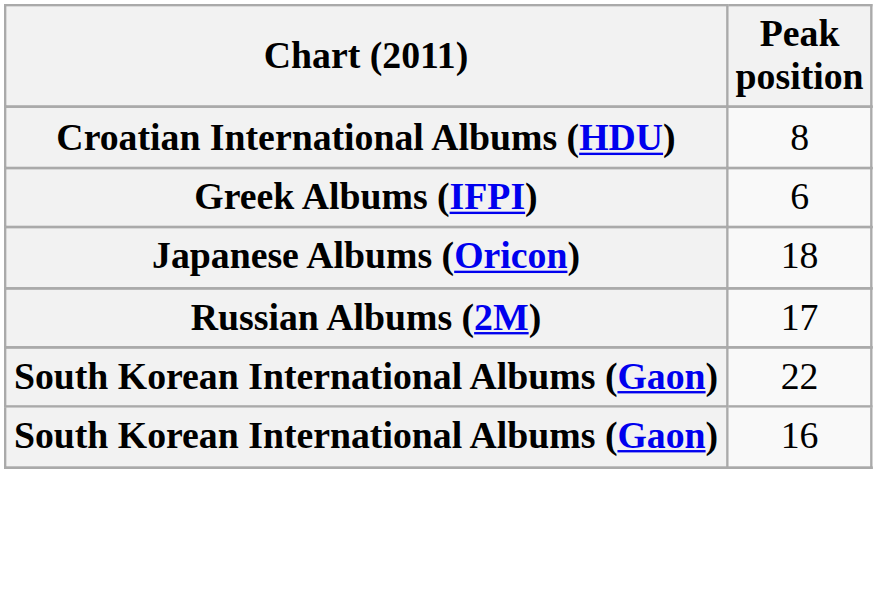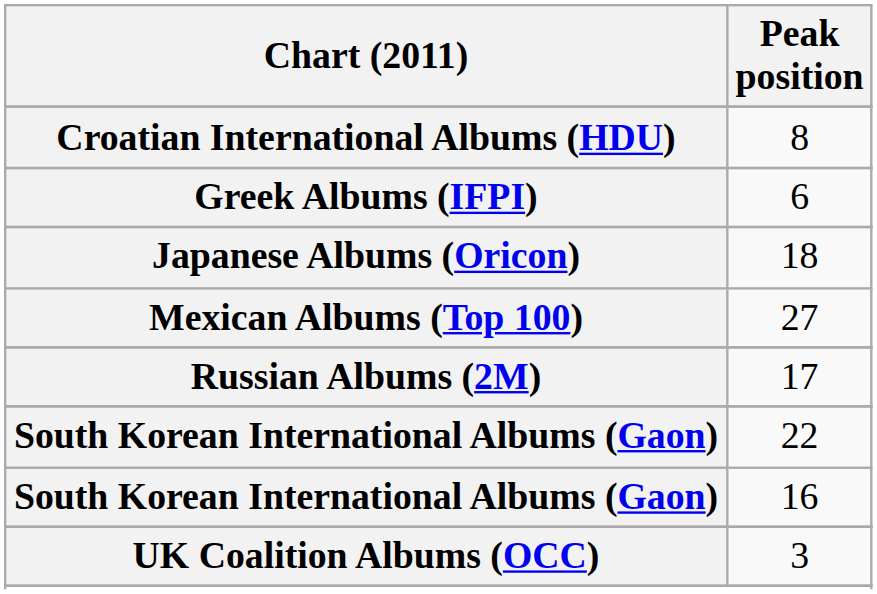+ row: (800, 316)
+ row: (800, 556)
